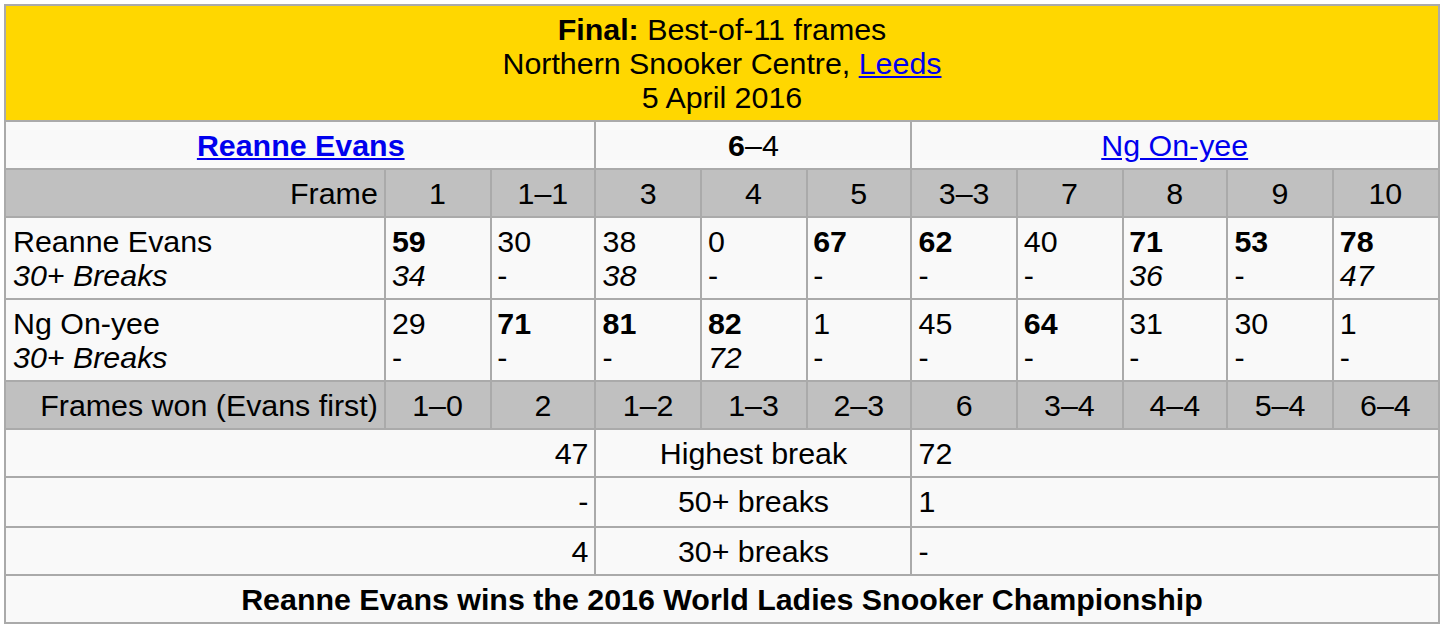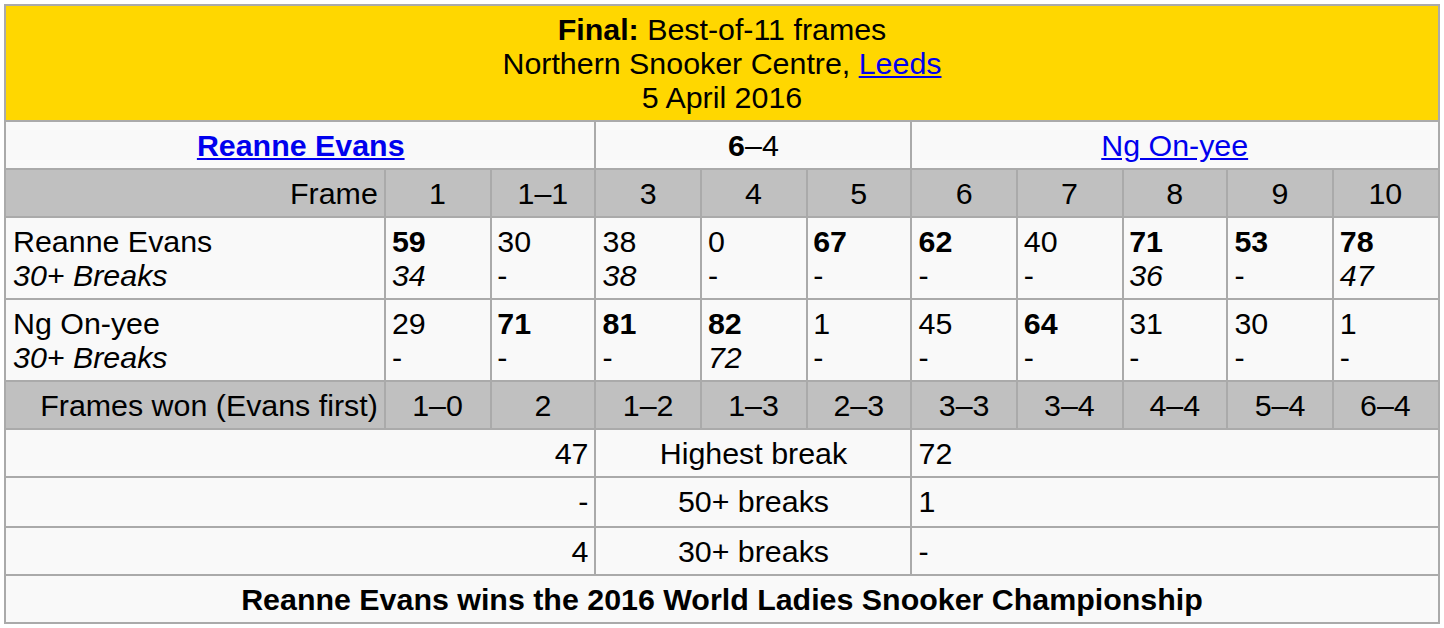(964, 194) 3–3 -> (964, 194) 6
(964, 406) 6 -> (964, 406) 3–3
